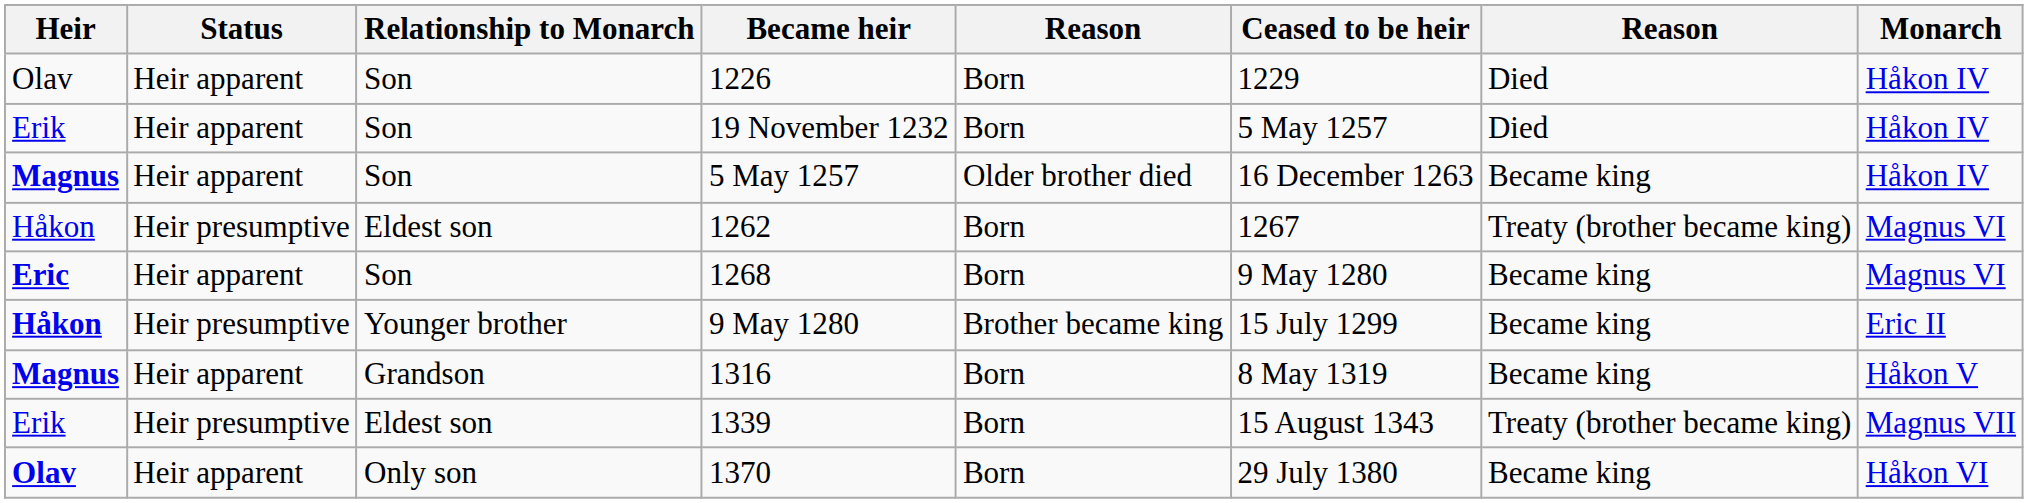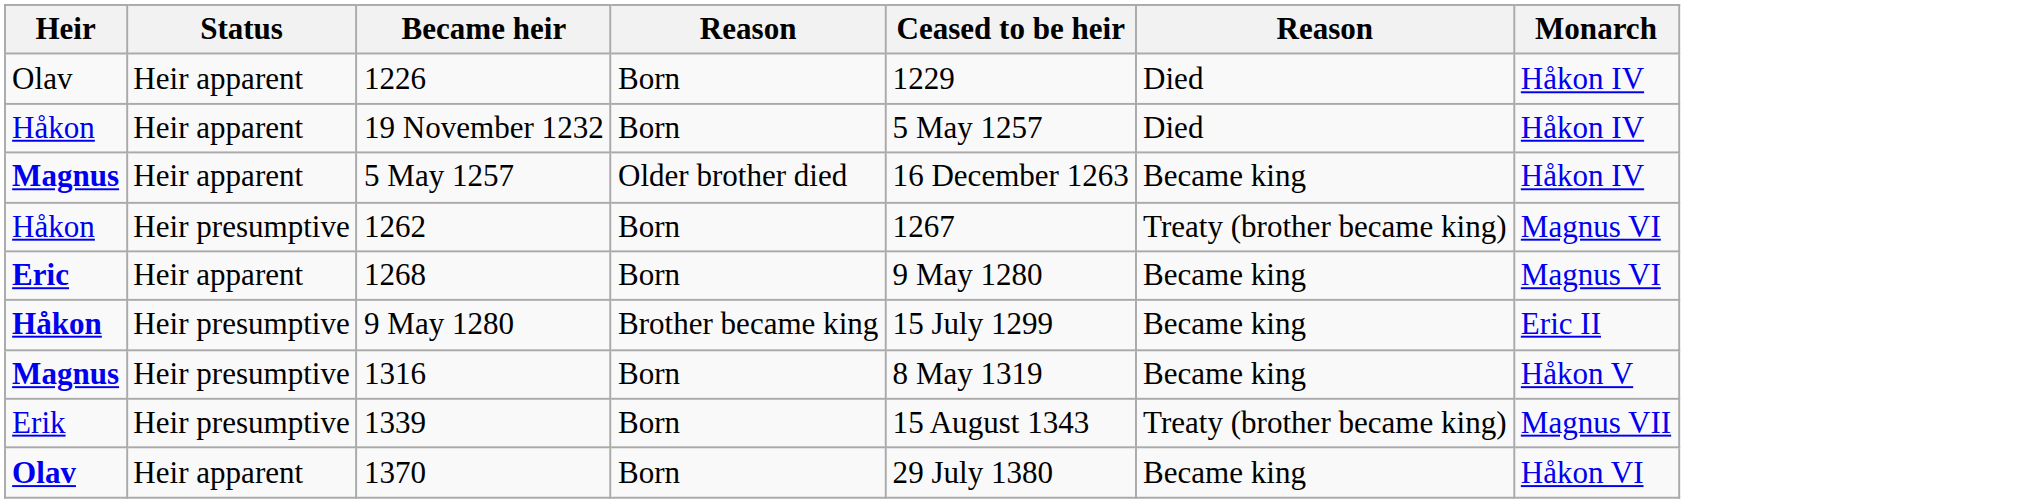- column: (529, 29)
(39, 127) Erik -> (54, 127) Håkon
(218, 373) Heir apparent -> (242, 373) Heir presumptive
